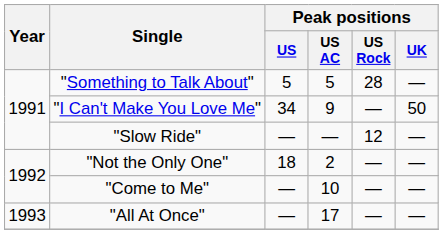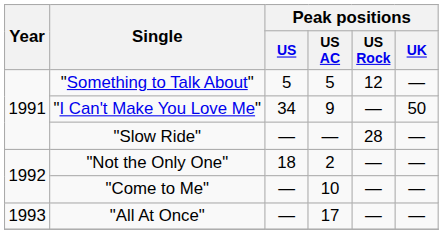(373, 82) 28 -> (373, 82) 12
(373, 135) 12 -> (373, 135) 28
